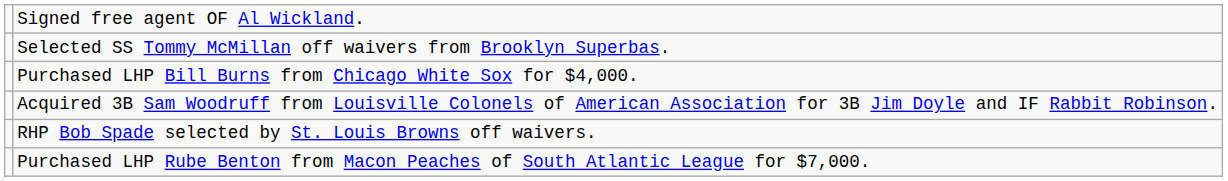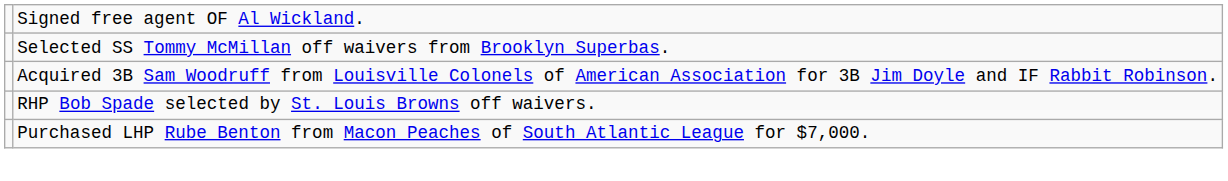- row: (328, 76)
